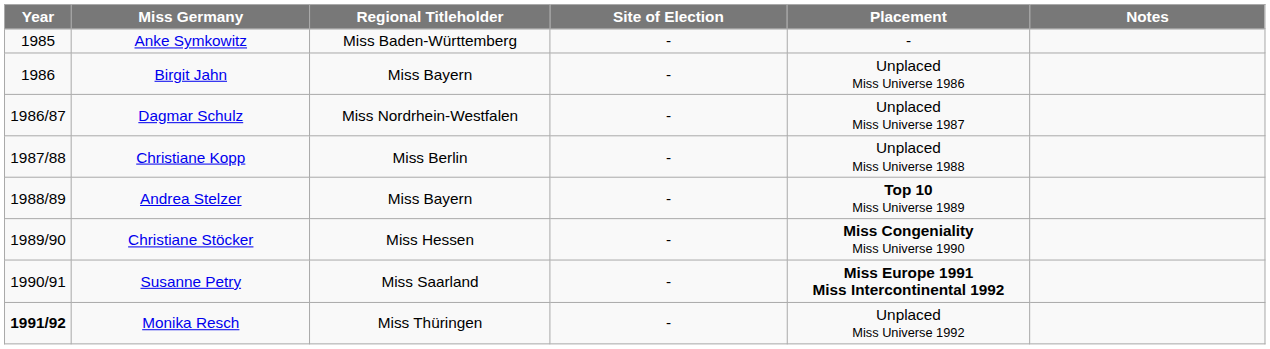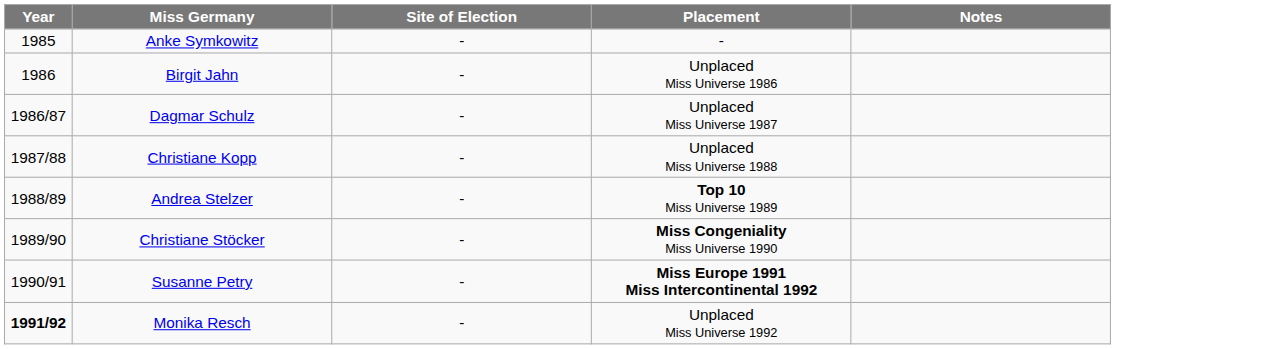- column: (430, 17)
